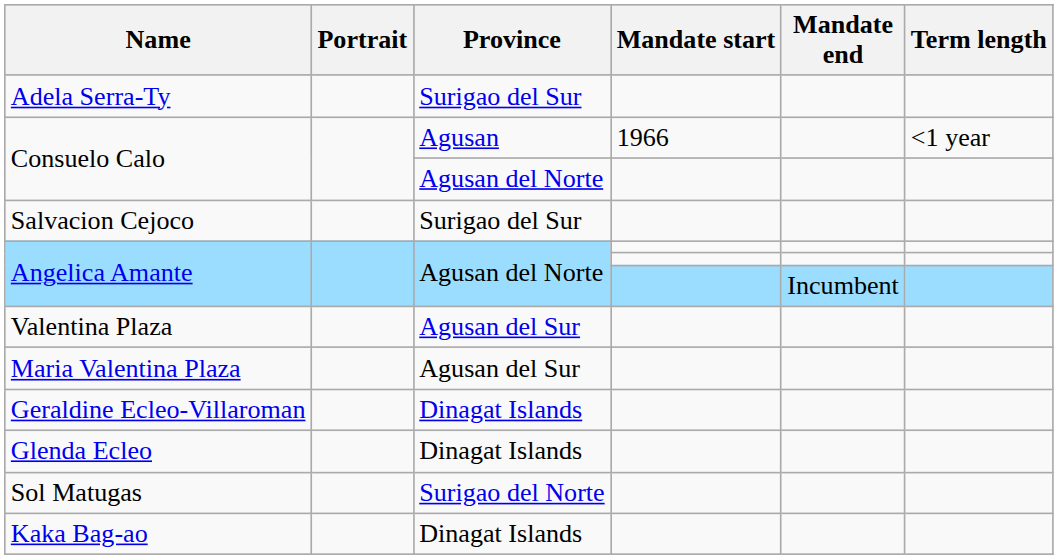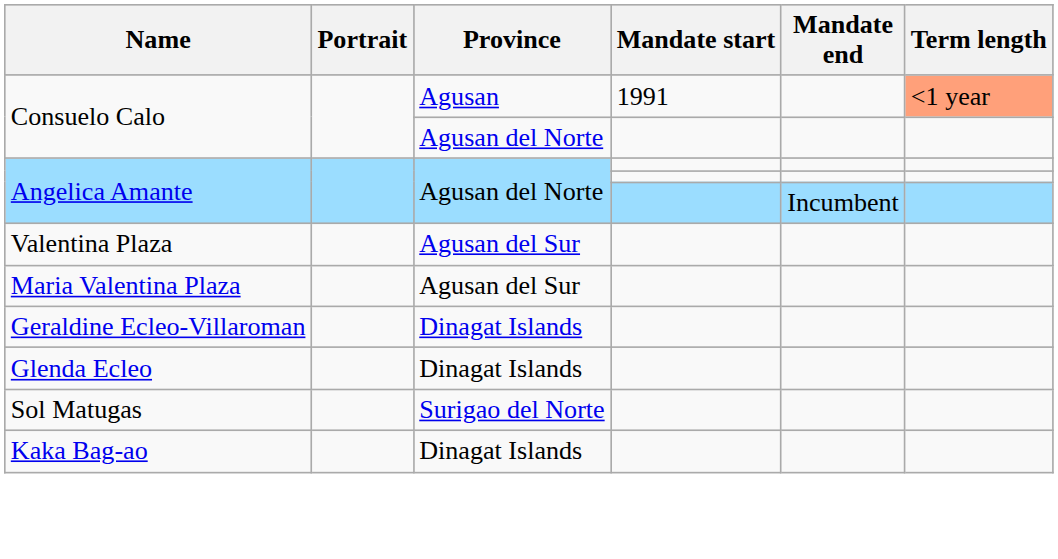- row: (91, 95)
(643, 137) 1966 -> (643, 95) 1991
(950, 137) no background -> (950, 95) lightsalmon background
- row: (102, 219)
